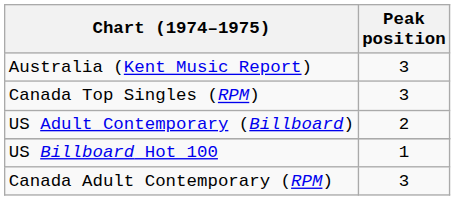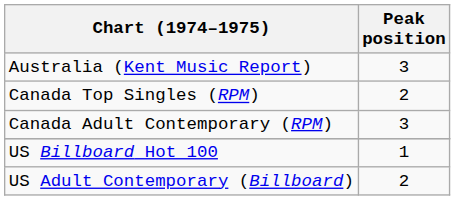(404, 96) 3 -> (404, 96) 2
rows swapped: (171, 181) <-> (181, 124)
